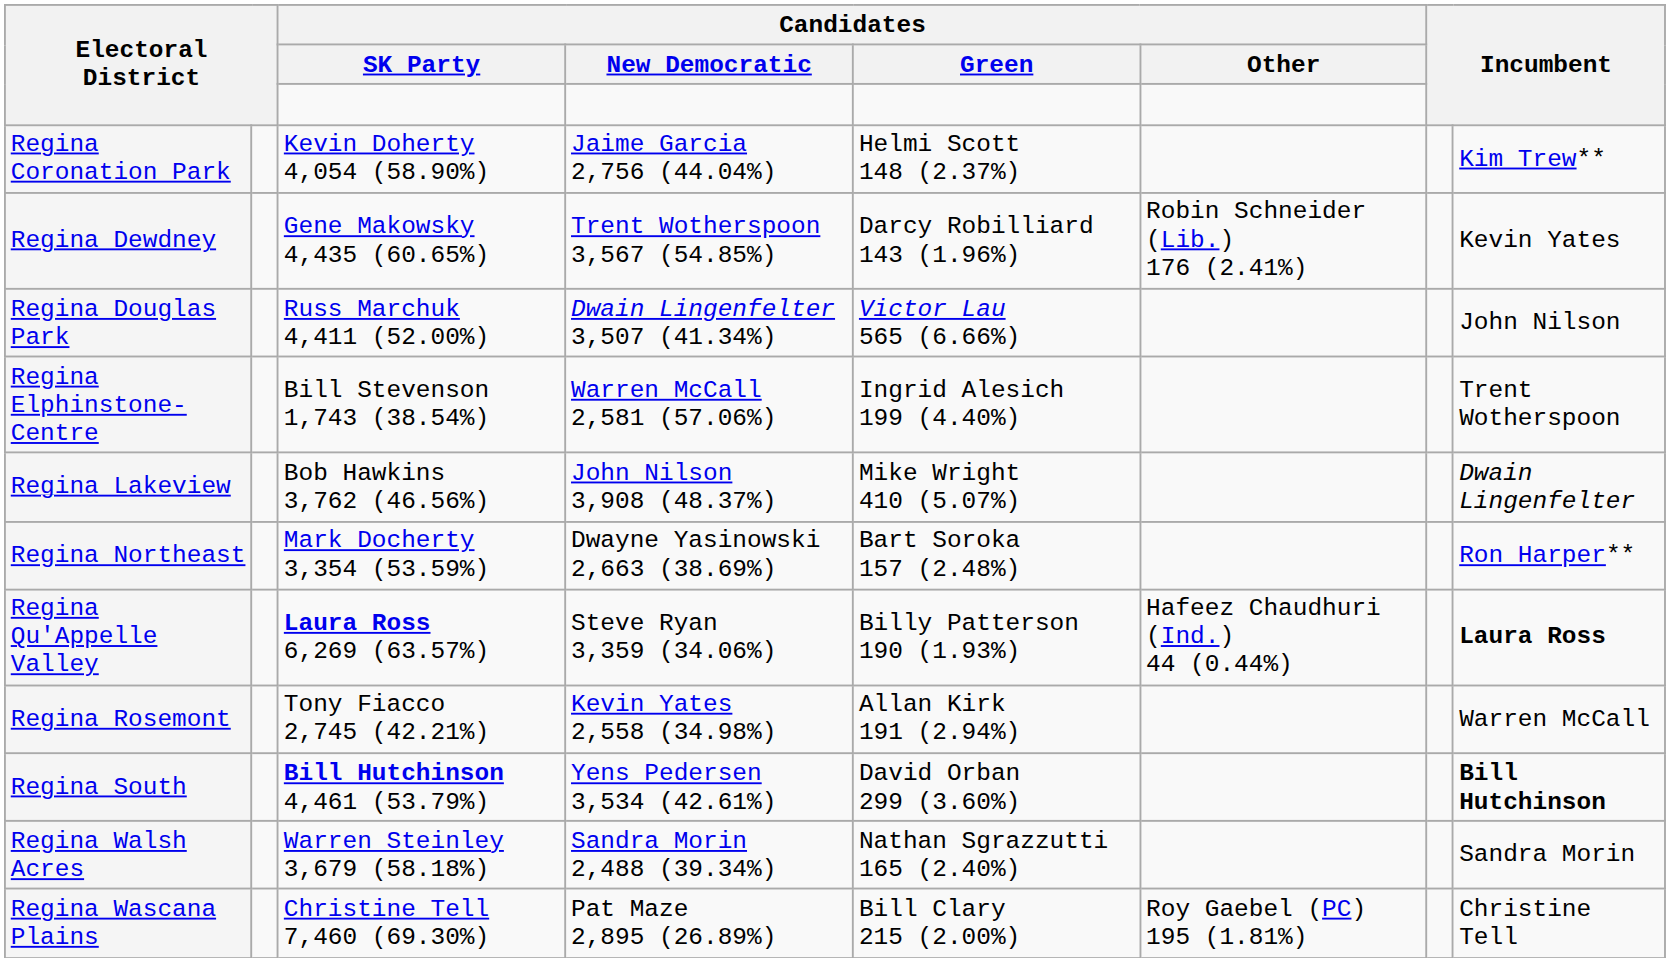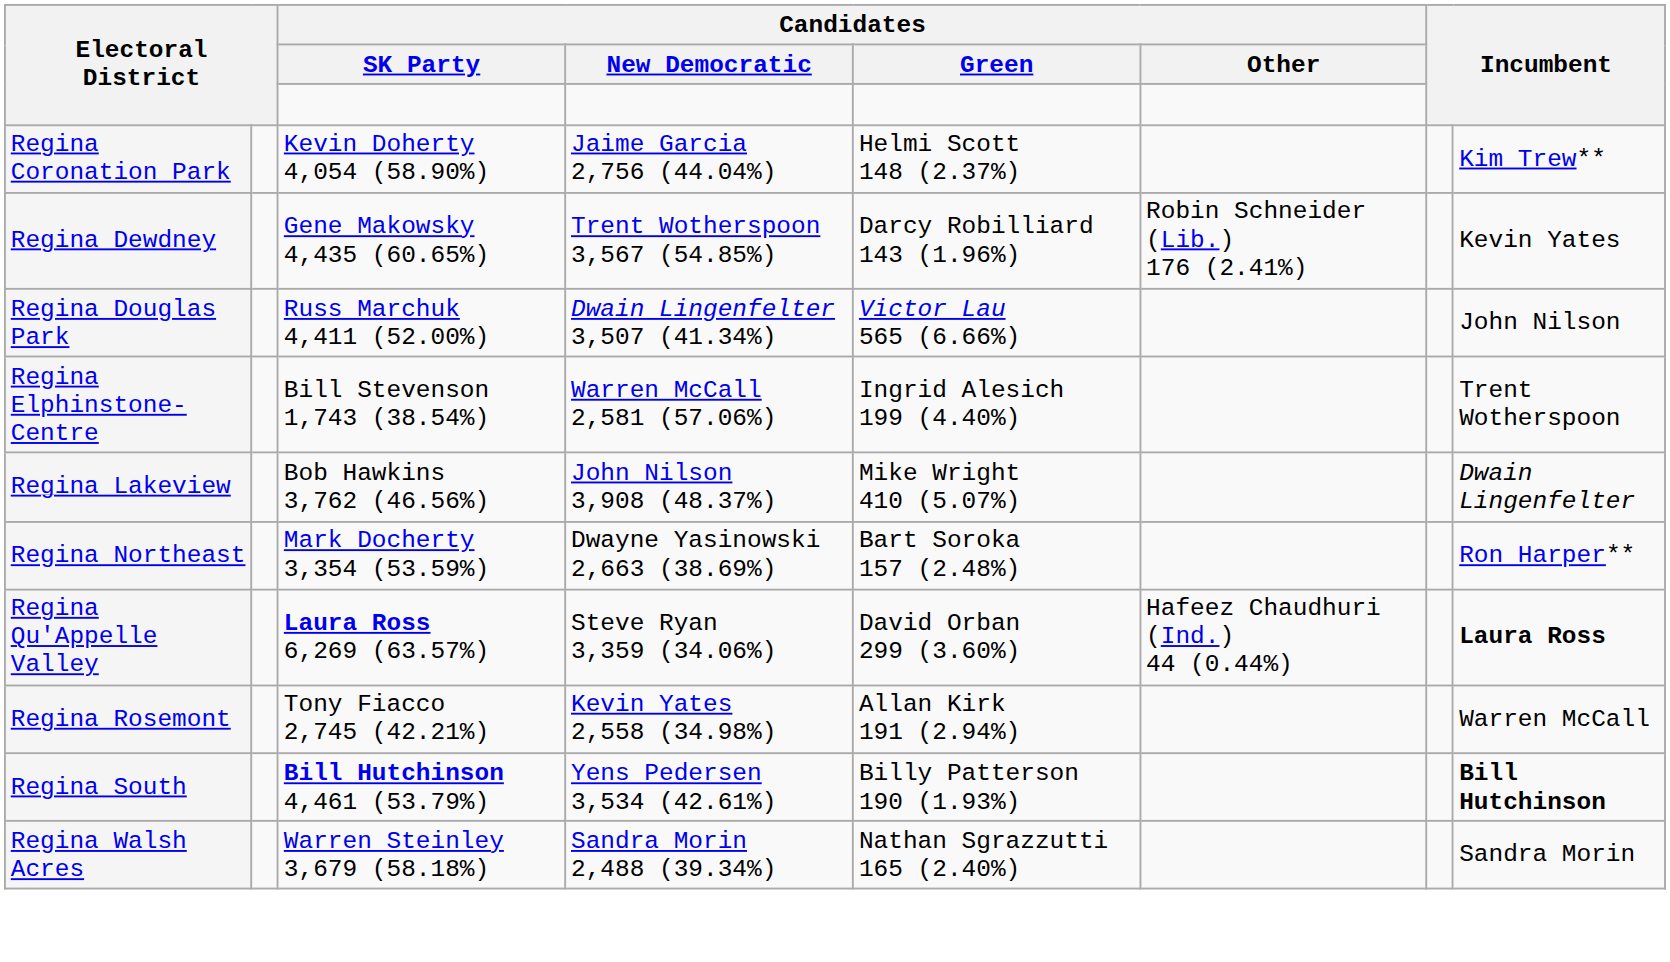(969, 637) Billy Patterson 190 (1.93%) -> (940, 637) David Orban 299 (3.60%)
(940, 787) David Orban 299 (3.60%) -> (969, 787) Billy Patterson 190 (1.93%)
- row: (113, 923)
